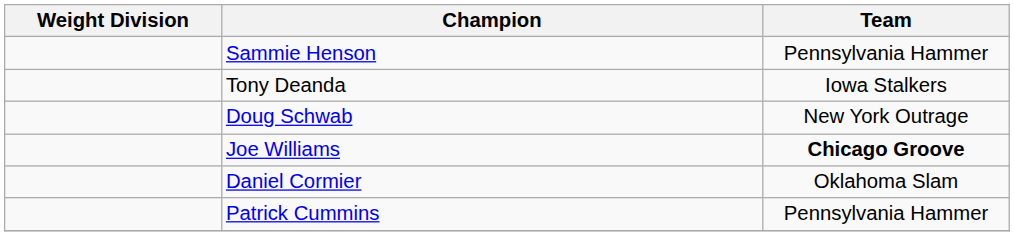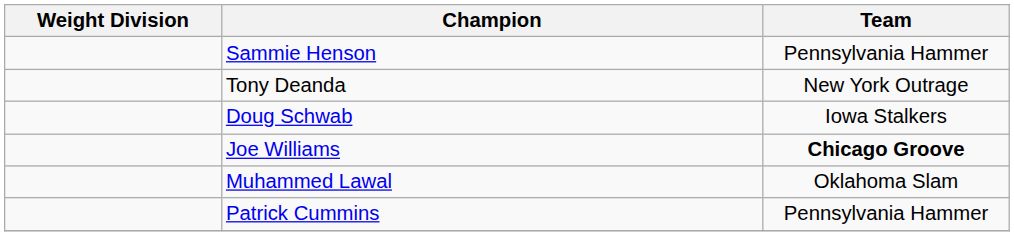(886, 85) Iowa Stalkers -> (886, 85) New York Outrage
(886, 117) New York Outrage -> (886, 117) Iowa Stalkers
+ row: (309, 181)
- row: (294, 181)
